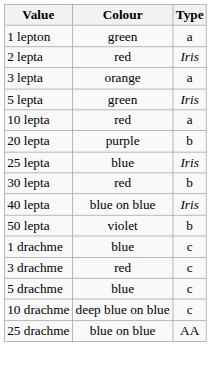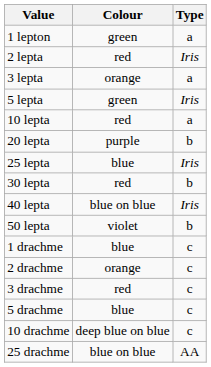+ row: (35, 267)
